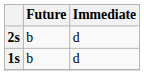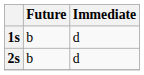rows swapped: (14, 59) <-> (14, 37)
